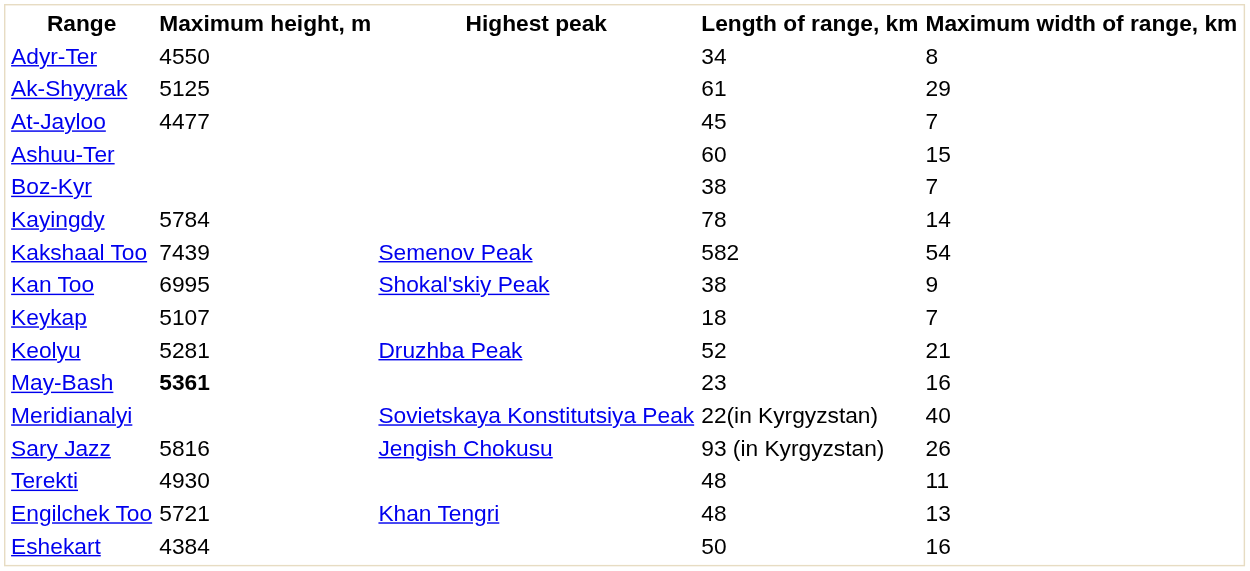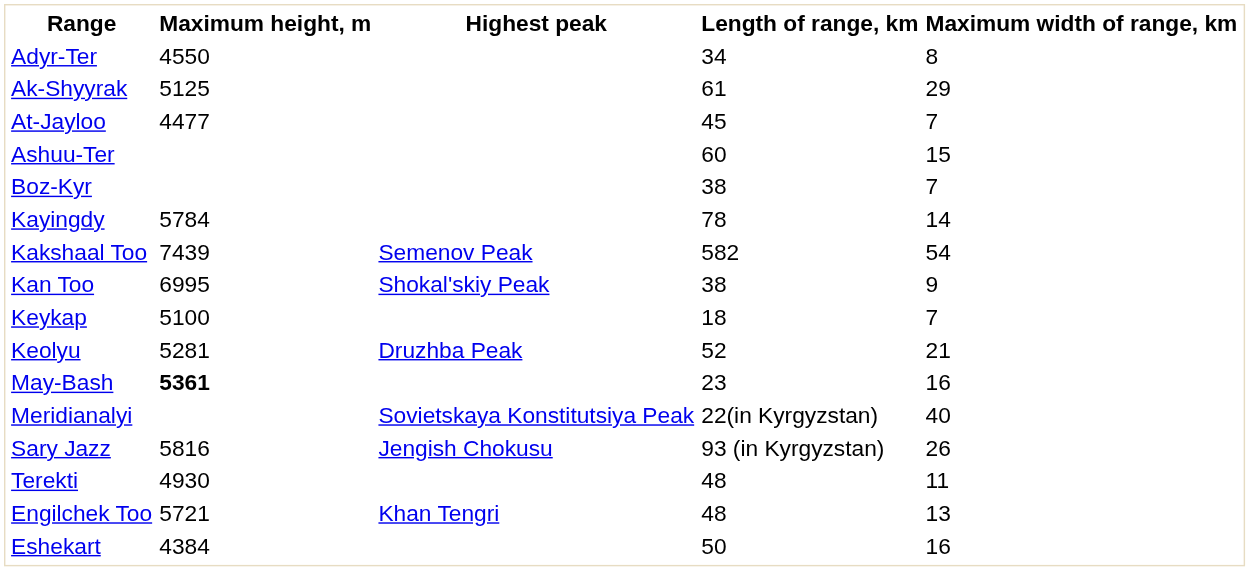(185, 317) 5107 -> (185, 317) 5100
